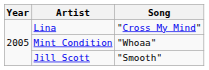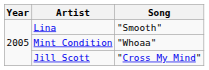(159, 27) "Cross My Mind" -> (139, 27) "Smooth"
(139, 58) "Smooth" -> (159, 58) "Cross My Mind"
